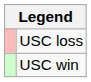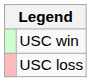rows swapped: (49, 65) <-> (51, 41)
